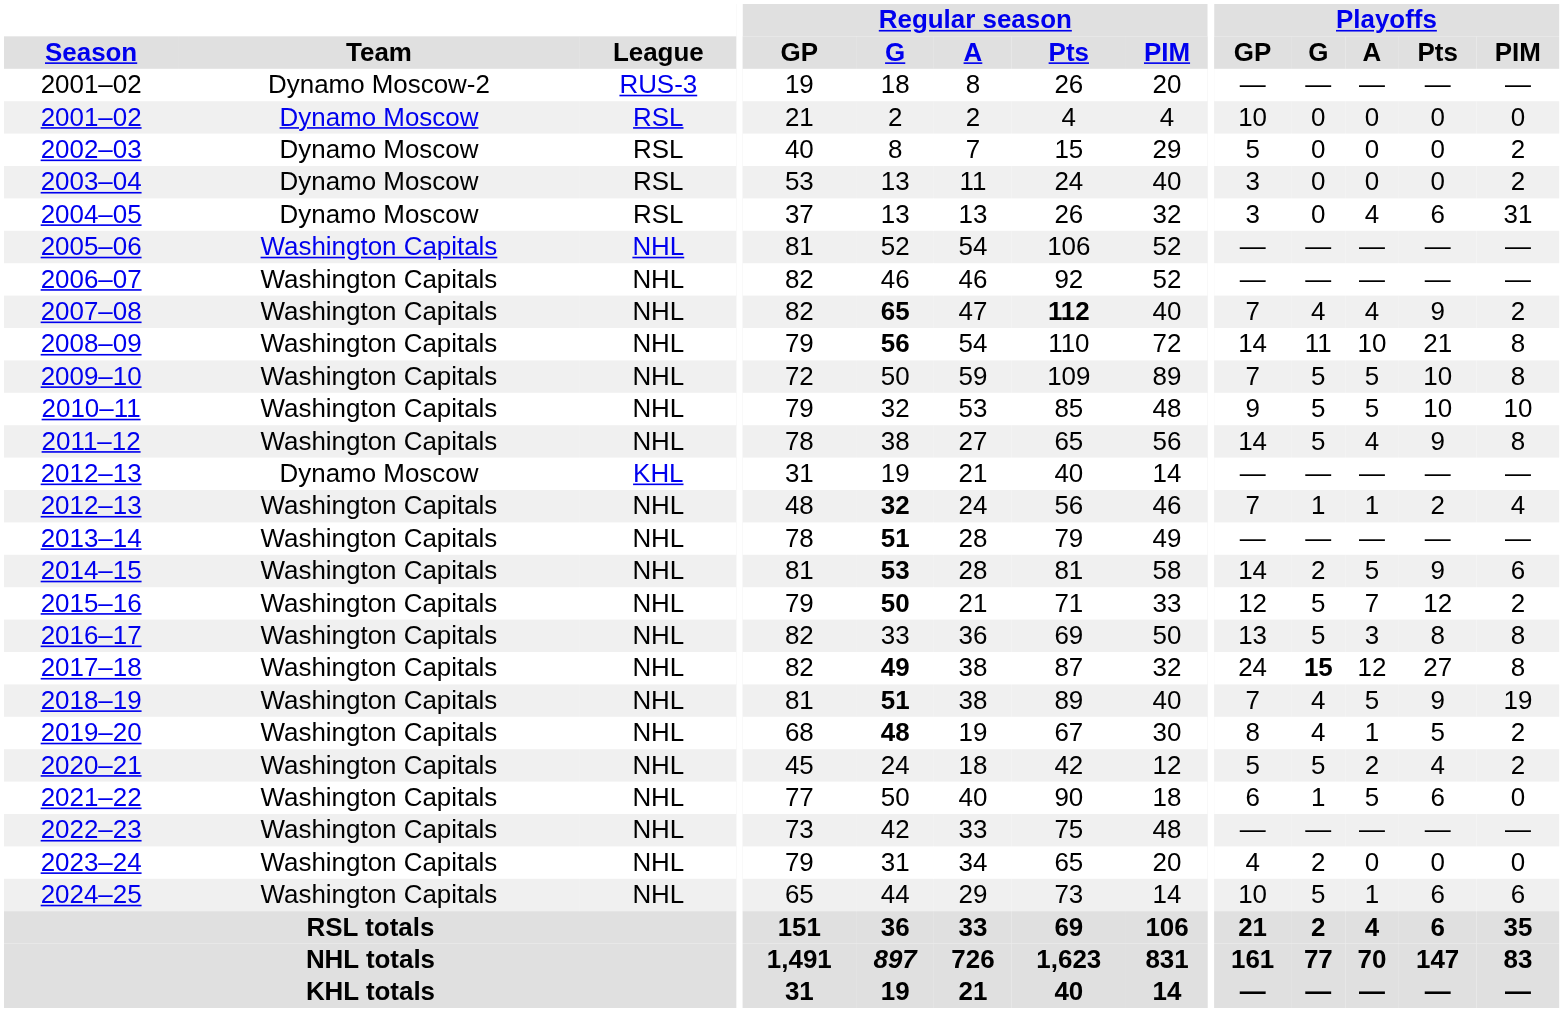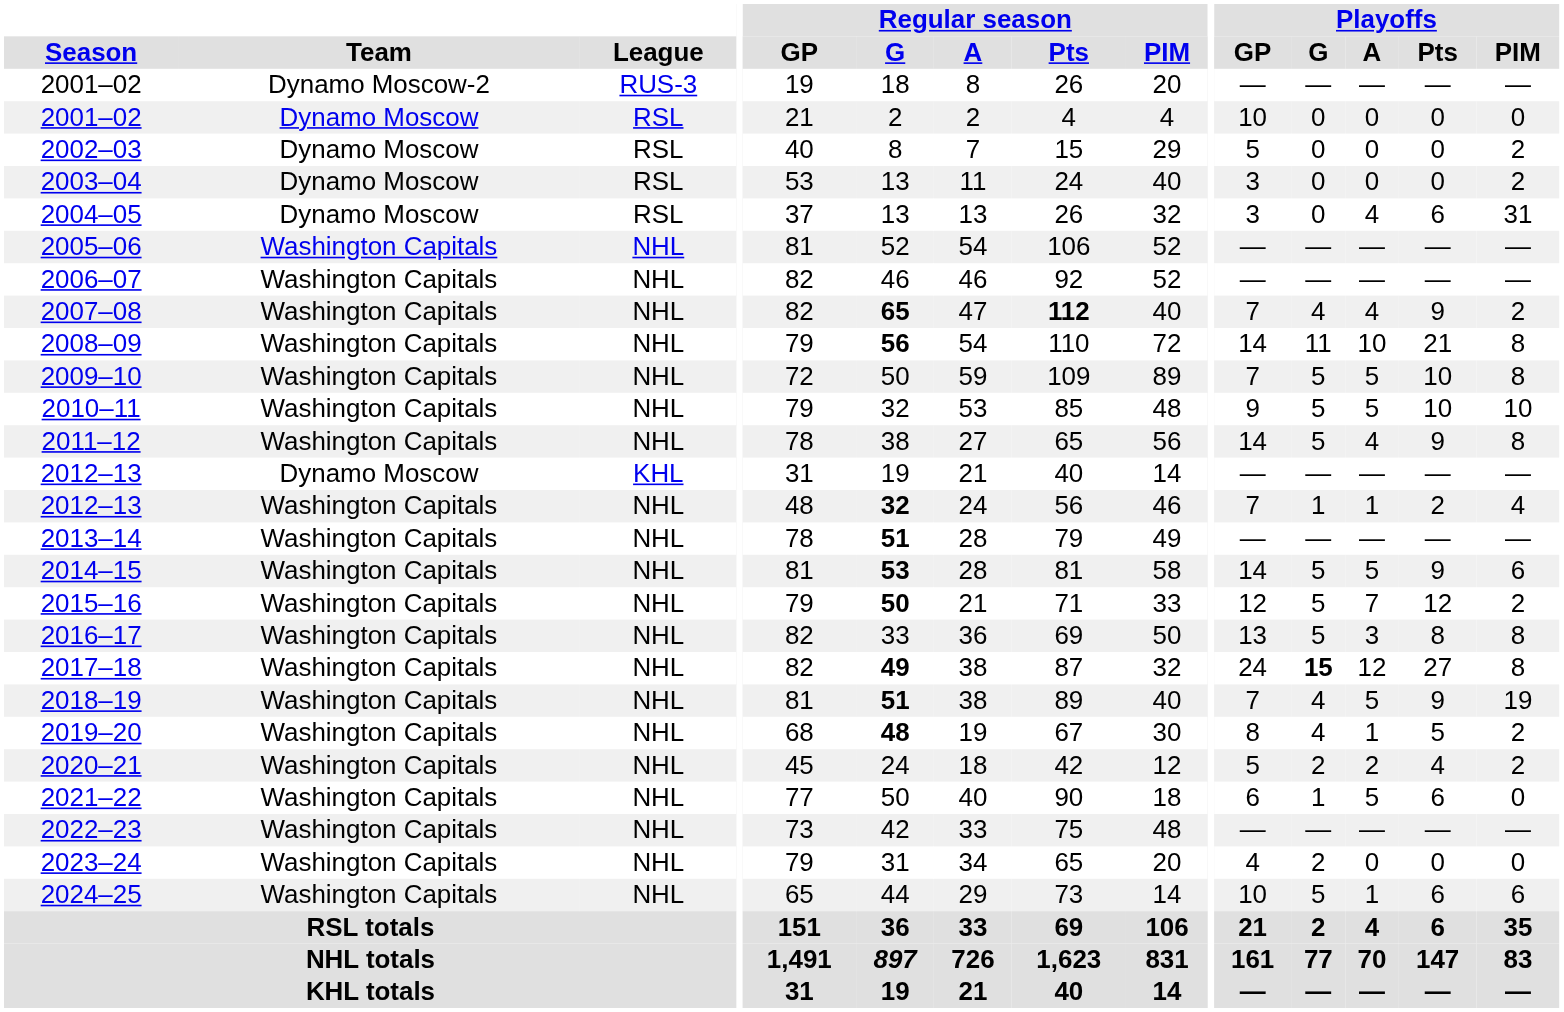(1318, 570) 2 -> (1318, 570) 5
(1318, 765) 5 -> (1318, 765) 2
